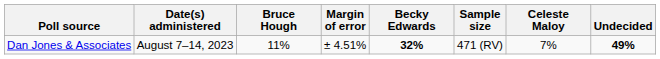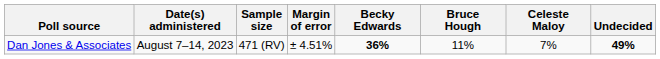columns swapped: (480, 20) <-> (279, 20)
(412, 45) 32% -> (378, 45) 36%
